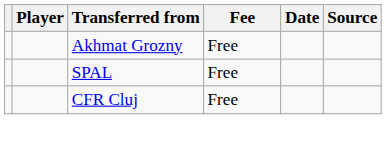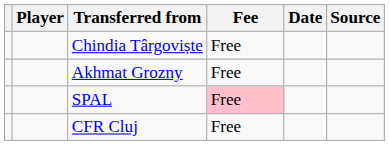+ row: (137, 45)
(223, 72) no background -> (226, 99) pink background
